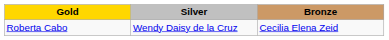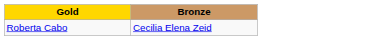- column: (194, 12)
